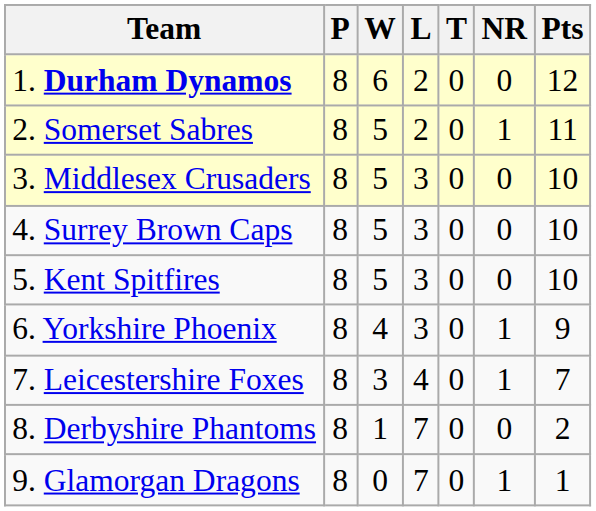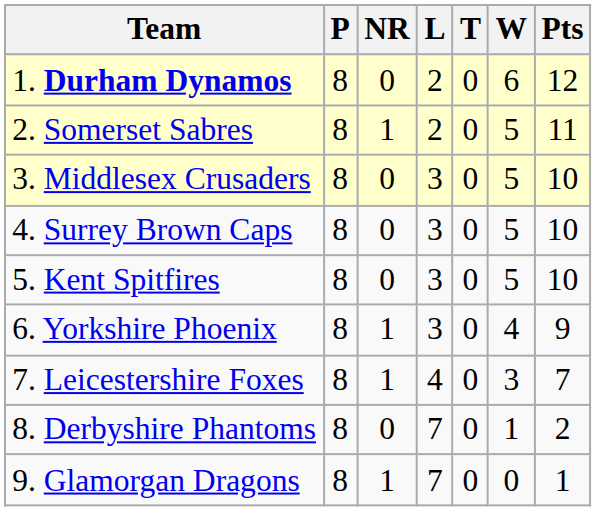columns swapped: (380, 29) <-> (504, 29)
